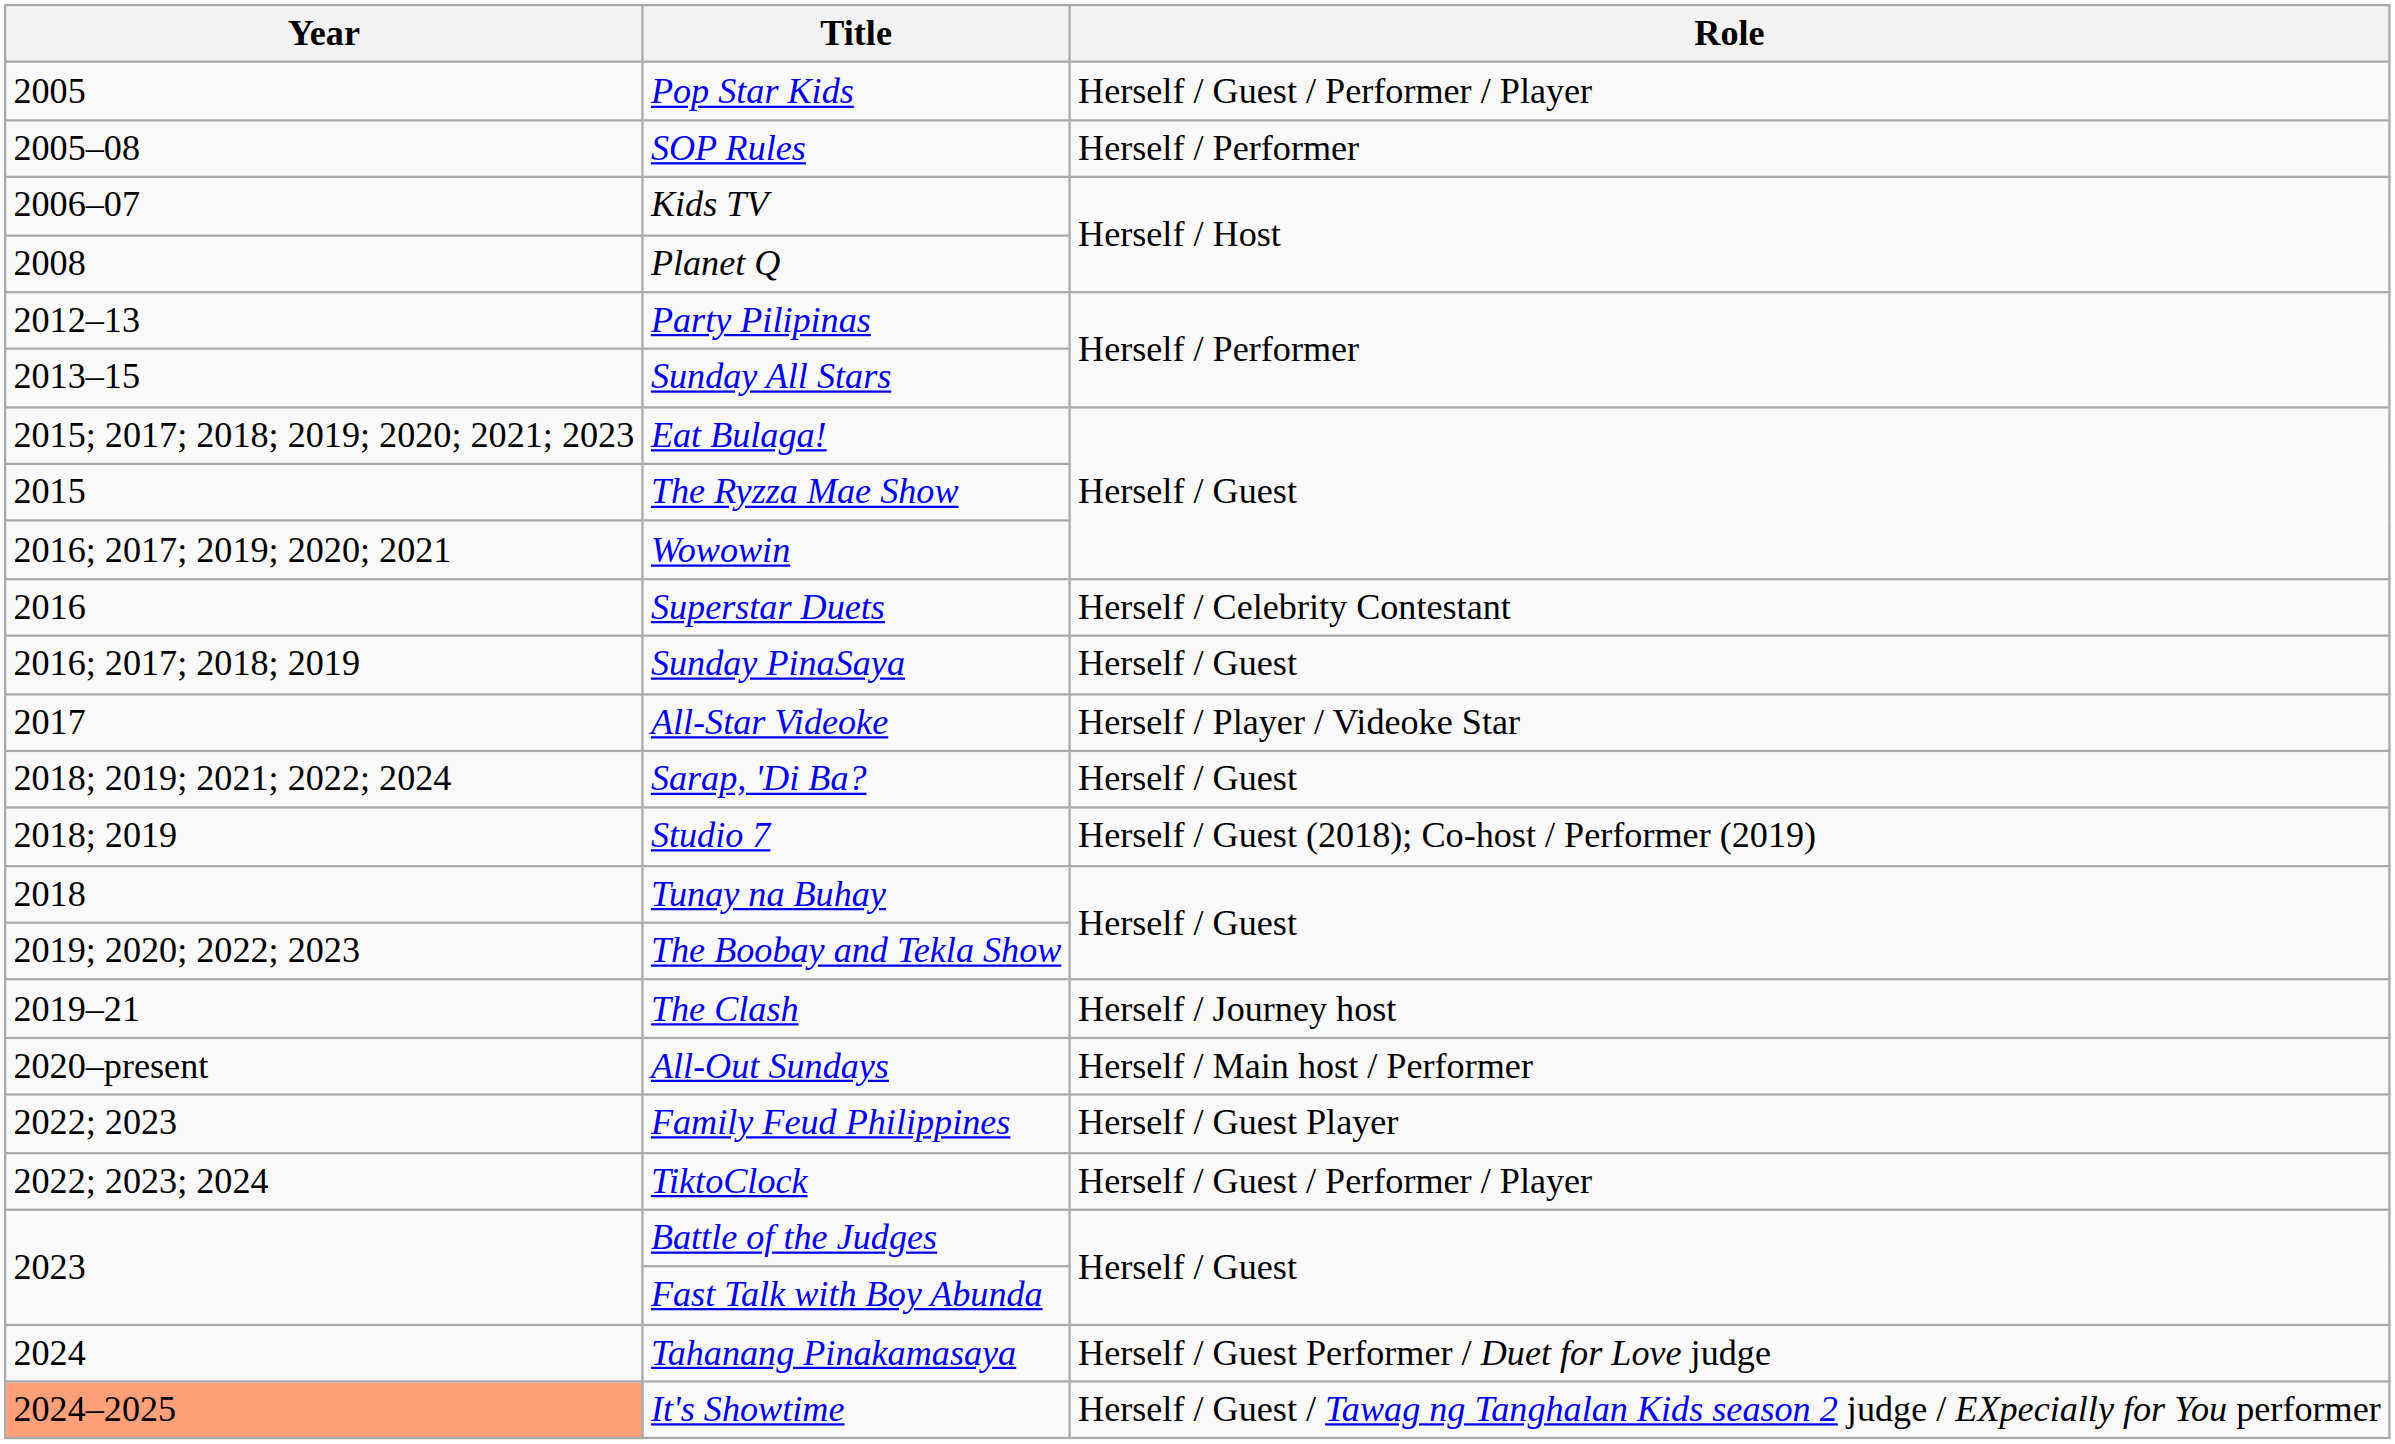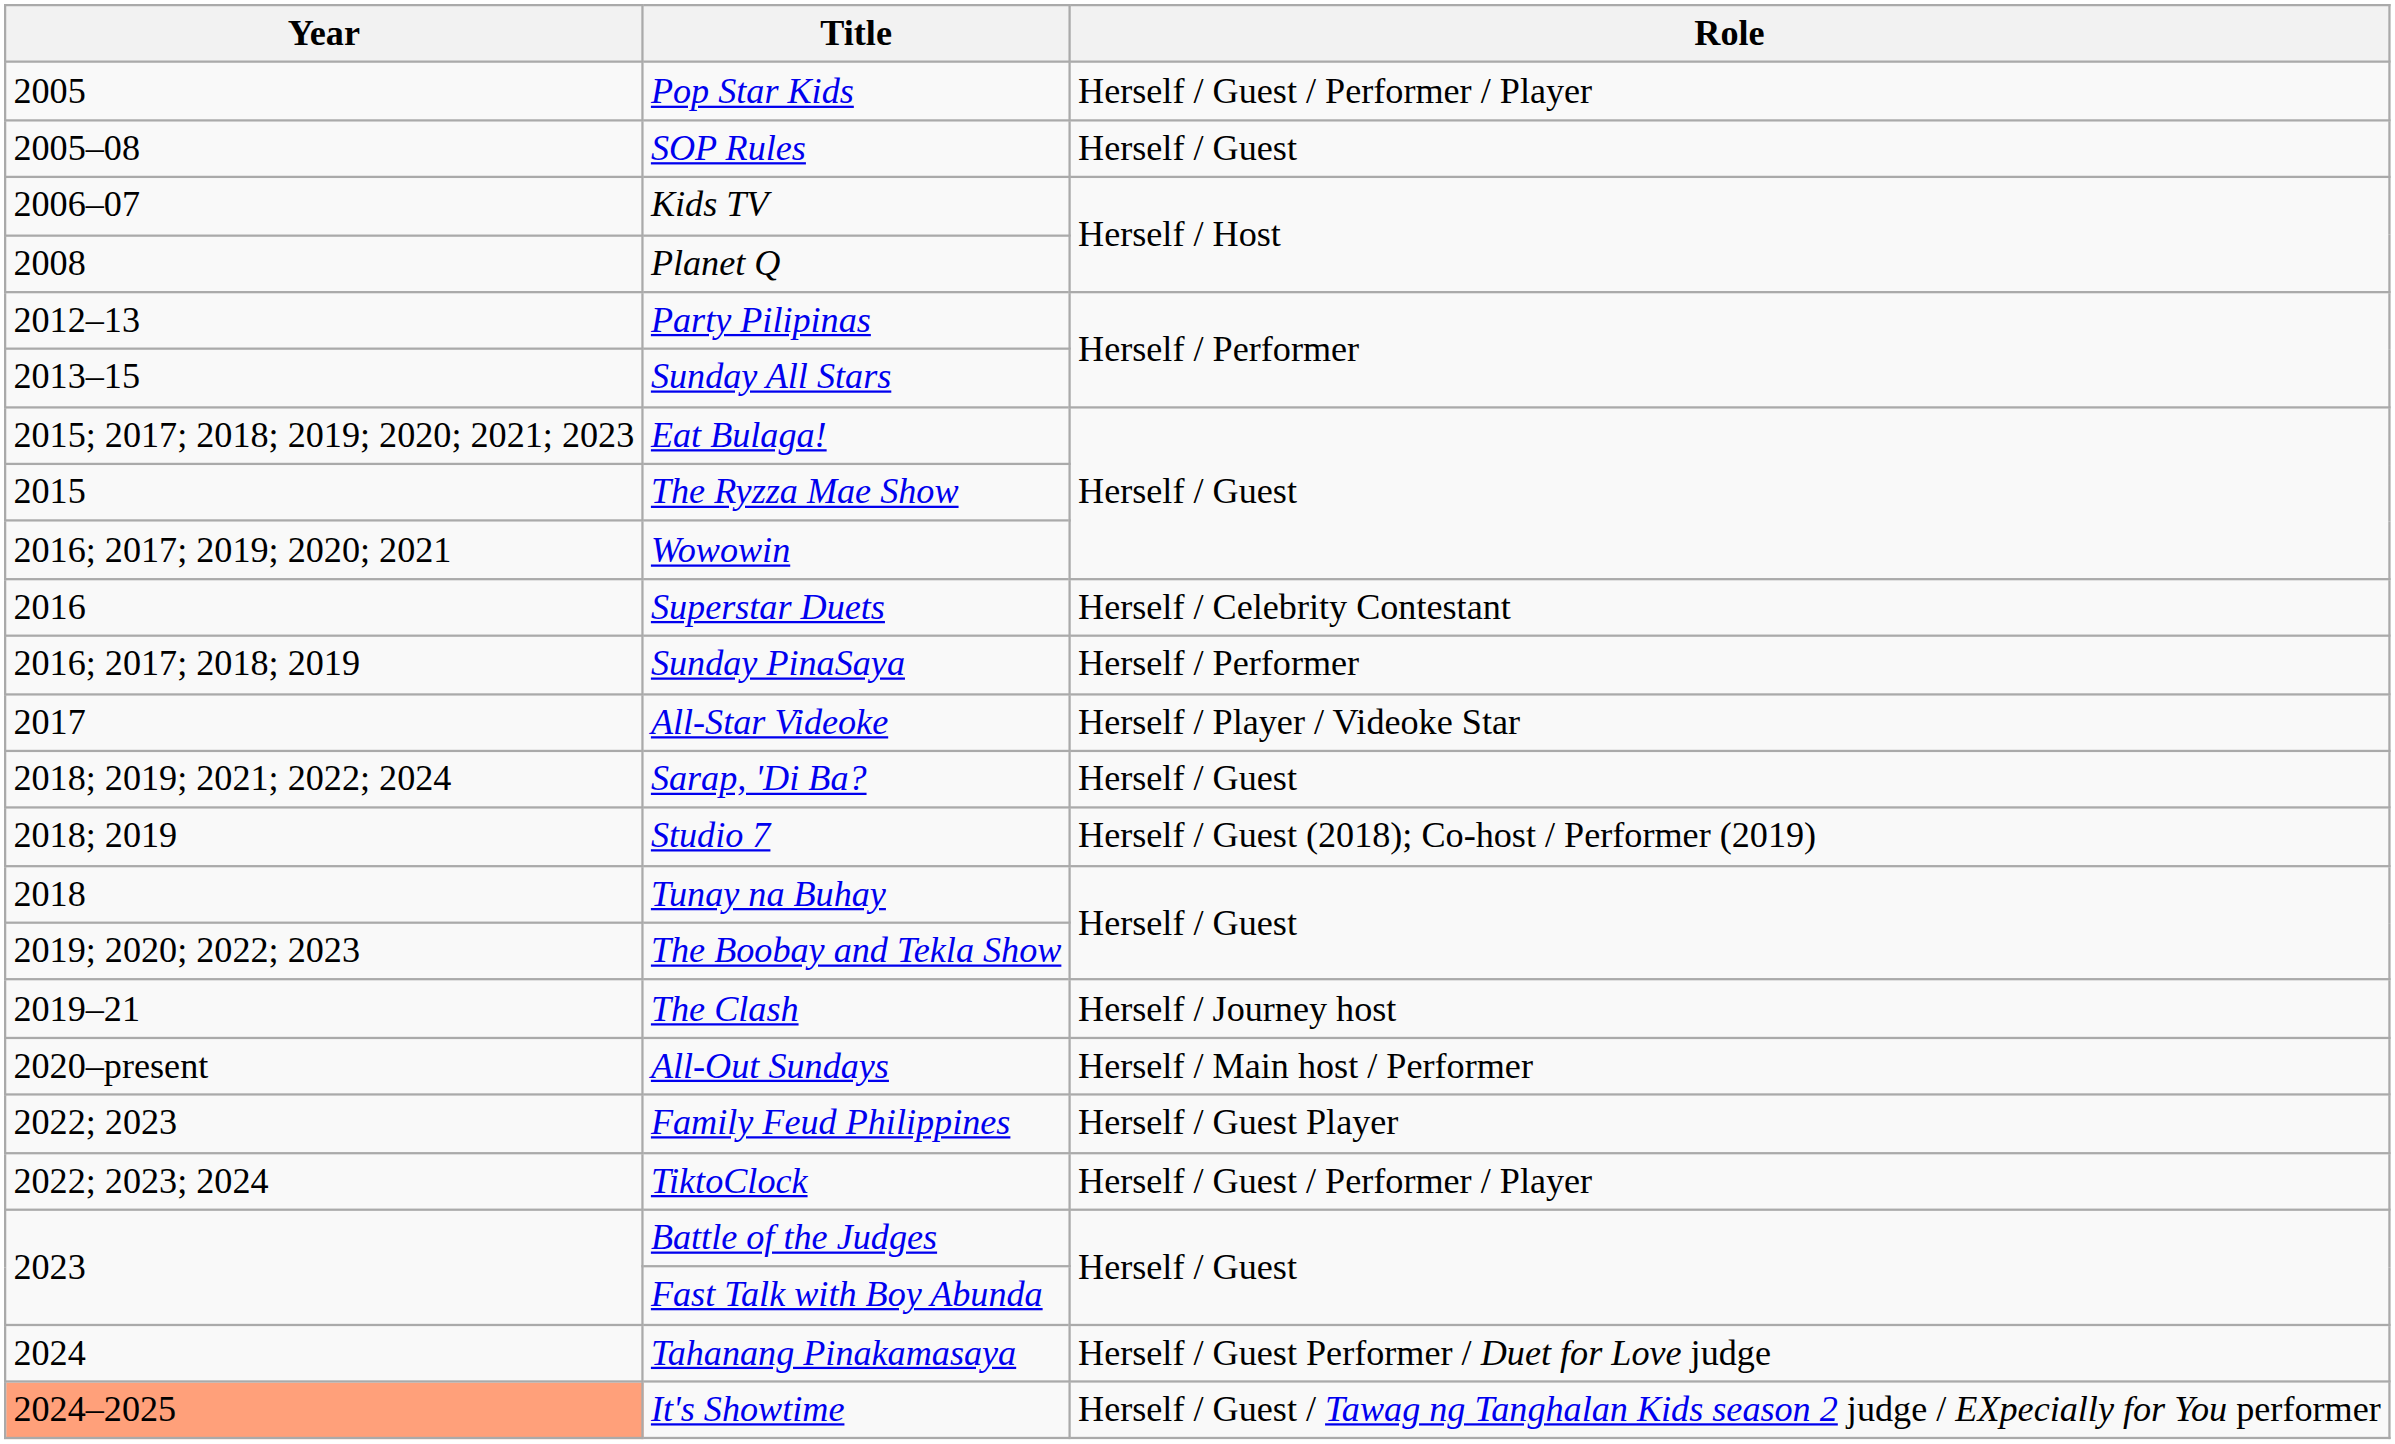(1219, 147) Herself / Performer -> (1187, 147) Herself / Guest
(1187, 663) Herself / Guest -> (1219, 663) Herself / Performer
